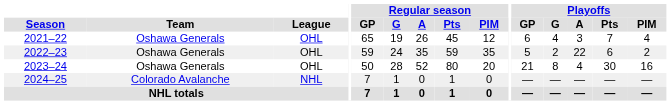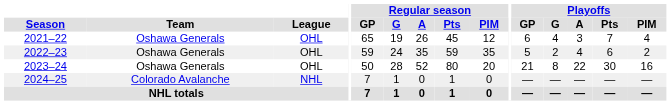(580, 52) 22 -> (580, 52) 4
(580, 66) 4 -> (580, 66) 22
